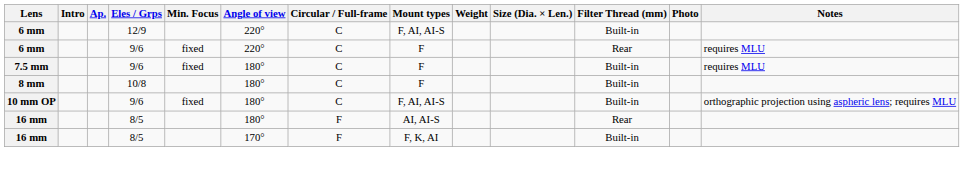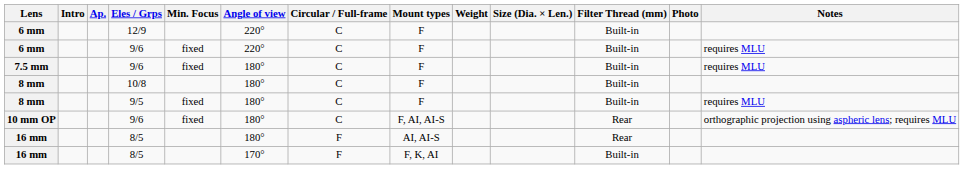(421, 30) F, AI, AI-S -> (421, 30) F
(622, 48) Rear -> (622, 48) Built-in
+ row: (31, 101)
(622, 101) Built-in -> (622, 119) Rear
